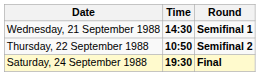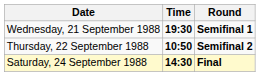(179, 29) 14:30 -> (179, 29) 19:30
(179, 63) 19:30 -> (179, 63) 14:30
